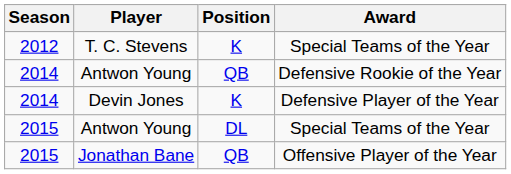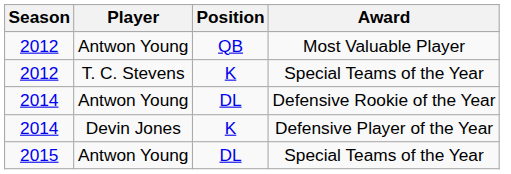+ row: (39, 45)
(236, 73) QB -> (231, 100) DL
- row: (39, 155)
